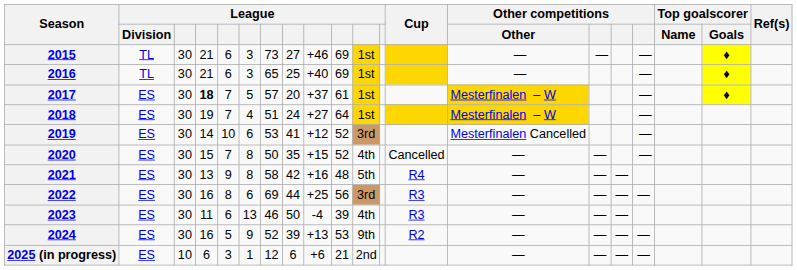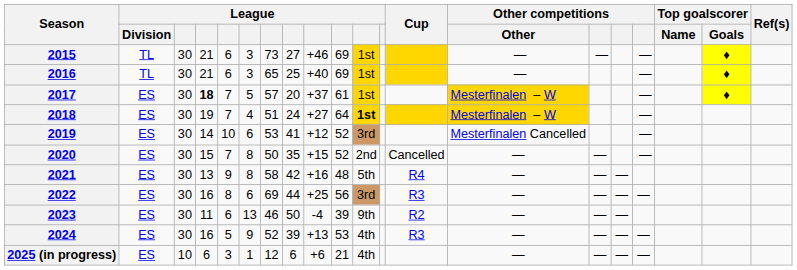(366, 114) normal -> (366, 114) bold
(366, 154) 4th -> (366, 154) 2nd
(366, 214) 4th -> (366, 214) 9th
(417, 214) R3 -> (417, 214) R2
(366, 235) 9th -> (366, 235) 4th
(417, 235) R2 -> (417, 235) R3
(366, 255) 2nd -> (366, 255) 4th
